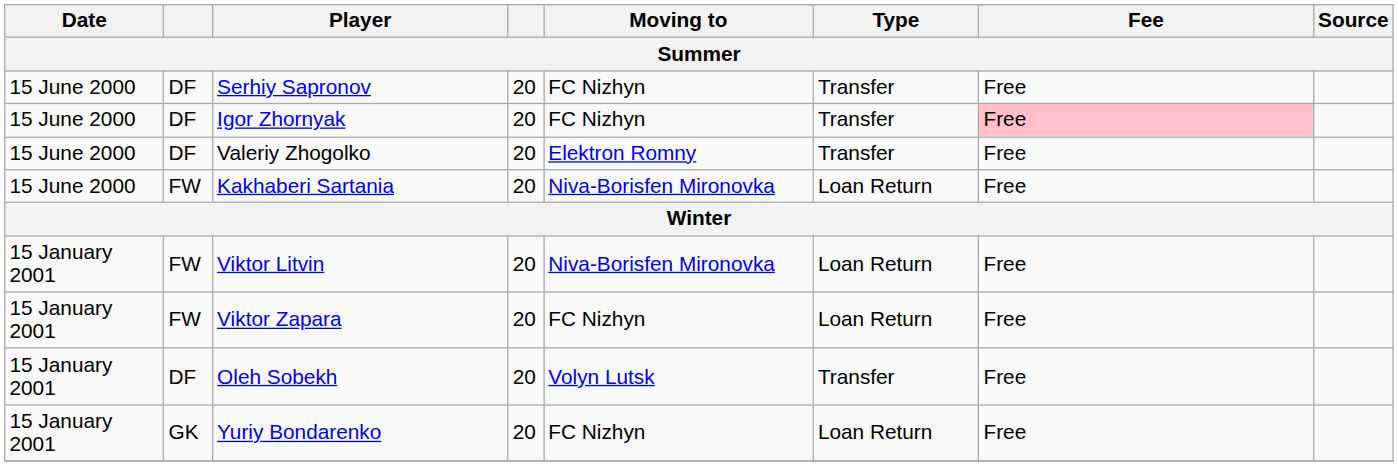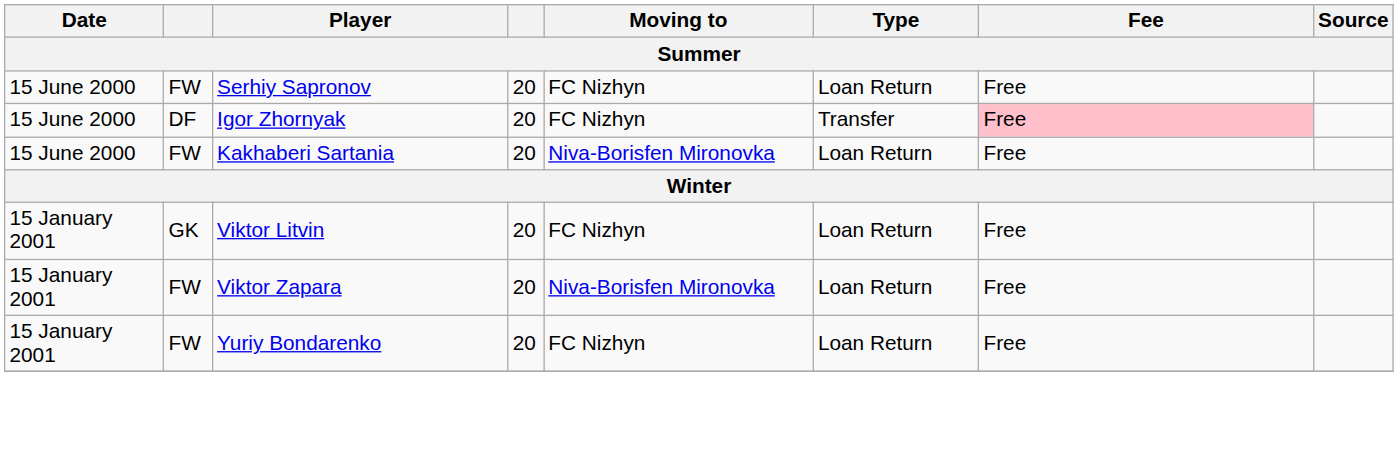(182, 86) DF -> (185, 86) FW
(856, 86) Transfer -> (875, 86) Loan Return
- row: (294, 152)
(185, 263) FW -> (184, 230) GK
(662, 263) Niva-Borisfen Mironovka -> (597, 230) FC Nizhyn
(597, 319) FC Nizhyn -> (662, 287) Niva-Borisfen Mironovka
- row: (277, 376)
(184, 432) GK -> (185, 343) FW
